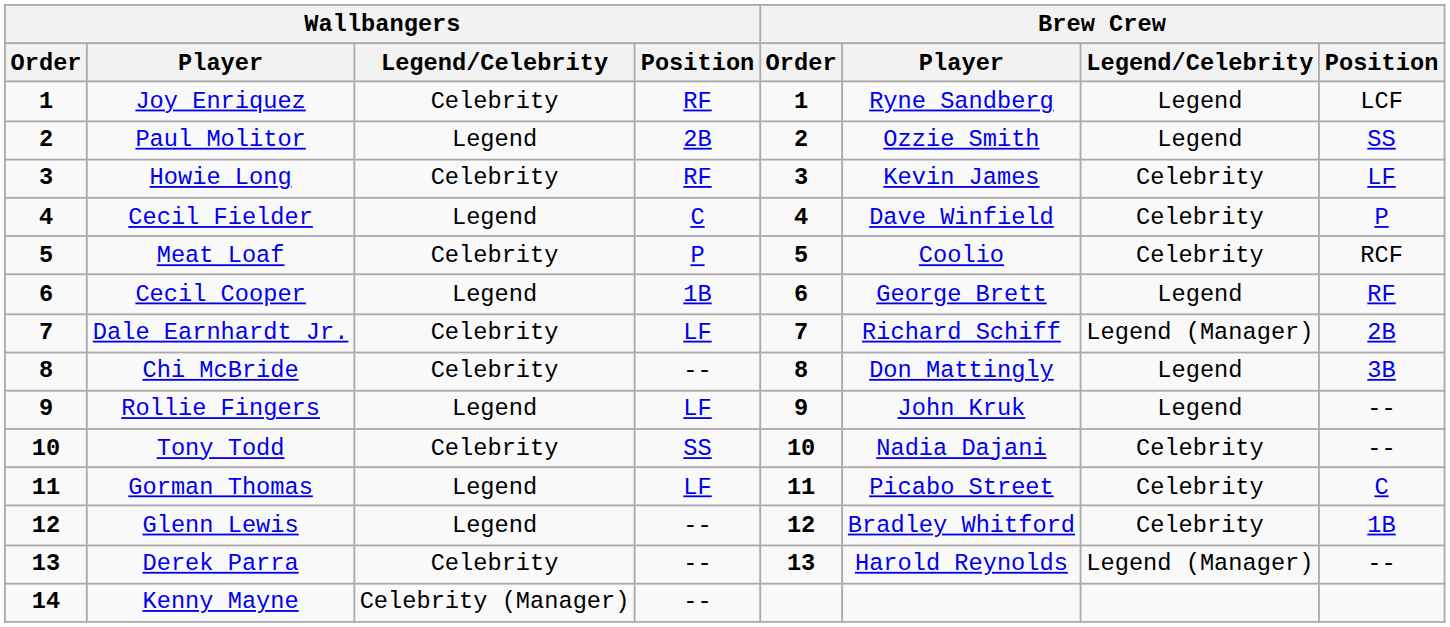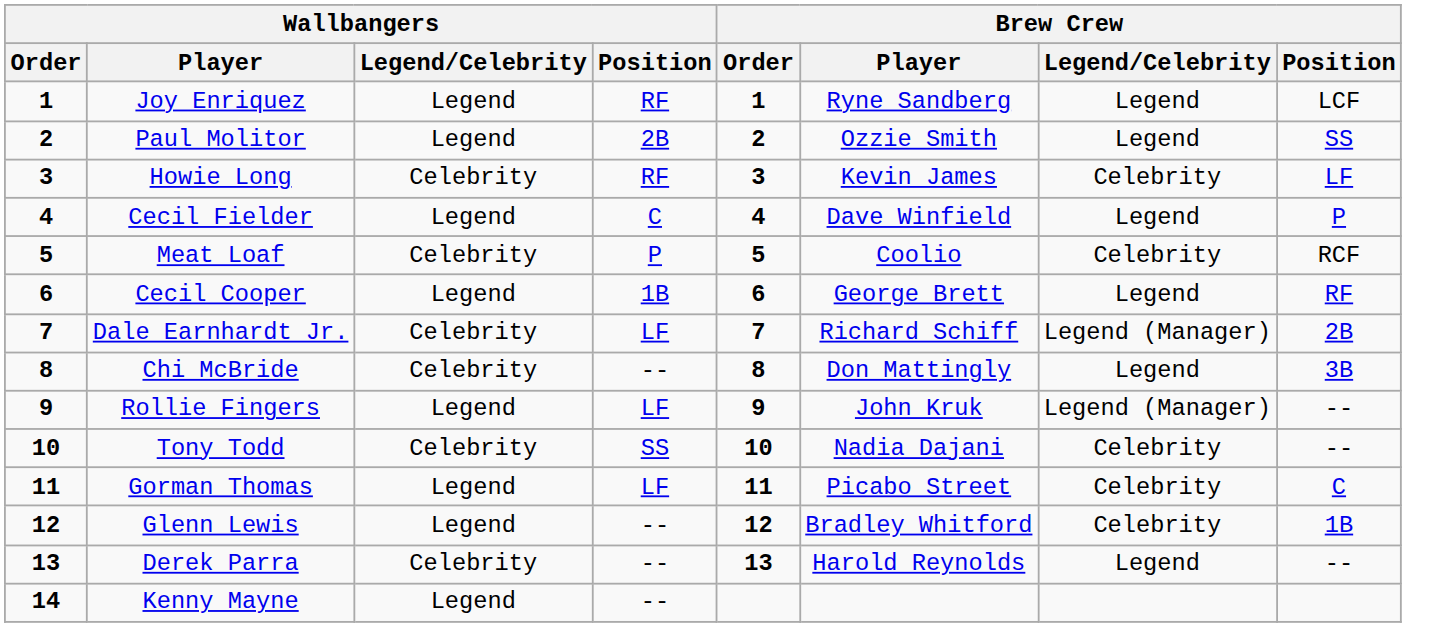(495, 101) Celebrity -> (473, 101) Legend
(1200, 217) Celebrity -> (1157, 217) Legend
(1200, 410) Legend -> (1157, 410) Legend (Manager)
(1200, 564) Legend (Manager) -> (1157, 564) Legend
(495, 603) Celebrity (Manager) -> (473, 603) Legend
